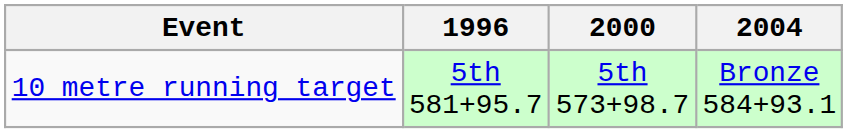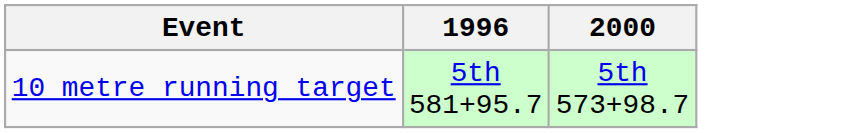- column: (769, 28)
